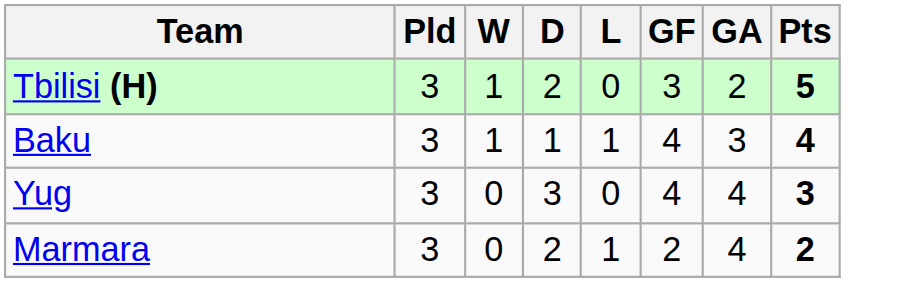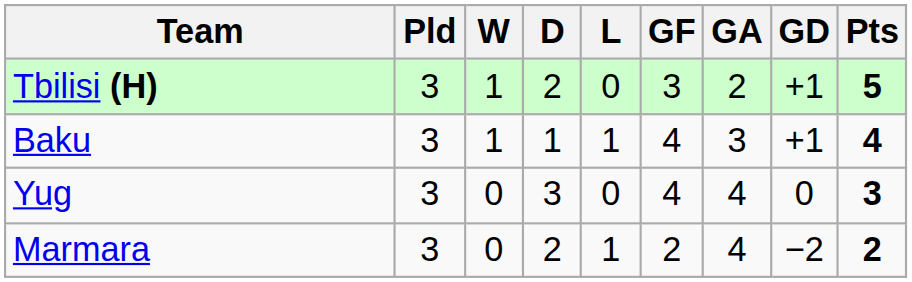+ column: (804, 31)
